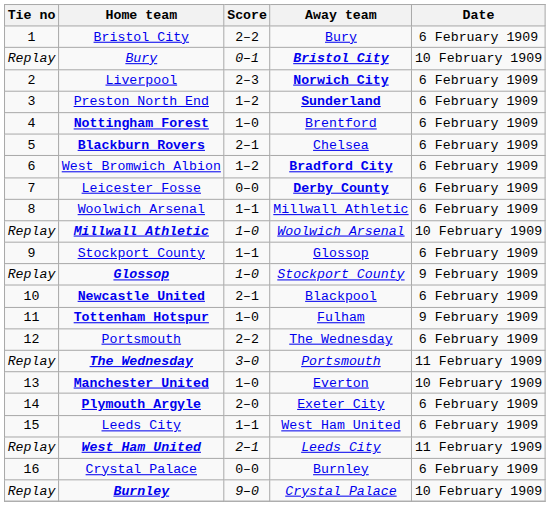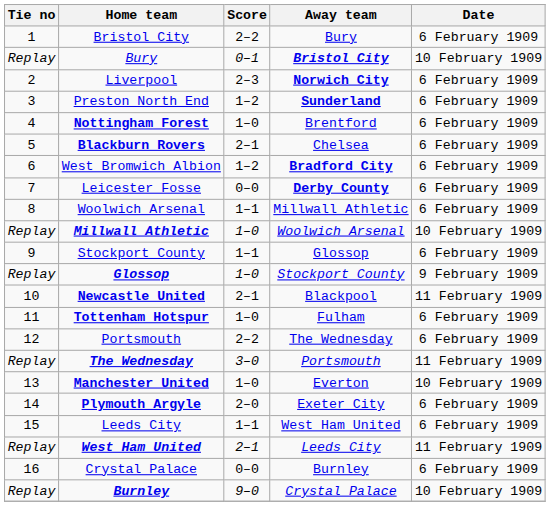(479, 296) 6 February 1909 -> (479, 296) 11 February 1909
(479, 318) 9 February 1909 -> (479, 318) 6 February 1909
